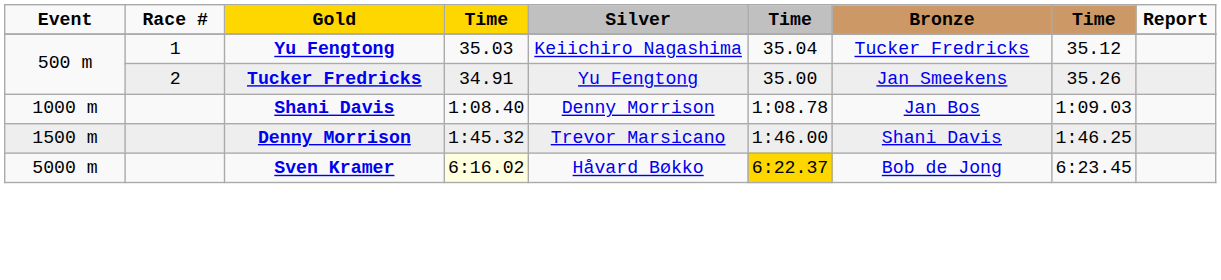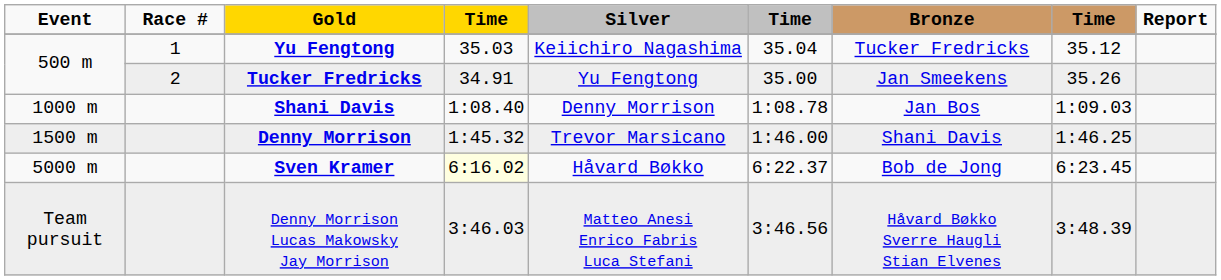(790, 168) gold background -> (790, 168) no background
+ row: (334, 240)
